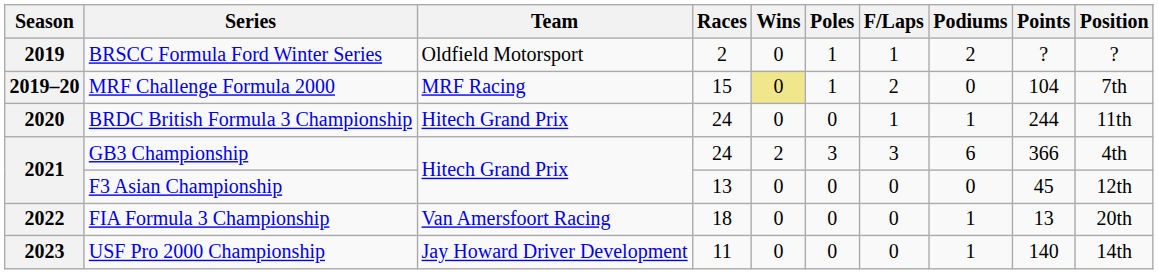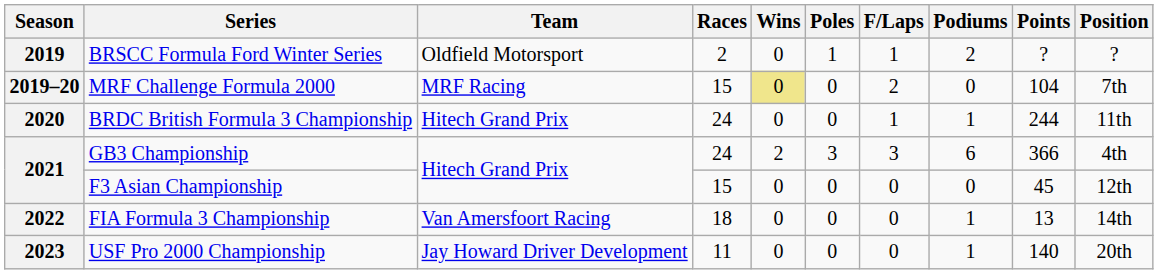(832, 87) 1 -> (832, 87) 0
(722, 186) 13 -> (722, 186) 15
(1114, 219) 20th -> (1114, 219) 14th
(1114, 252) 14th -> (1114, 252) 20th
